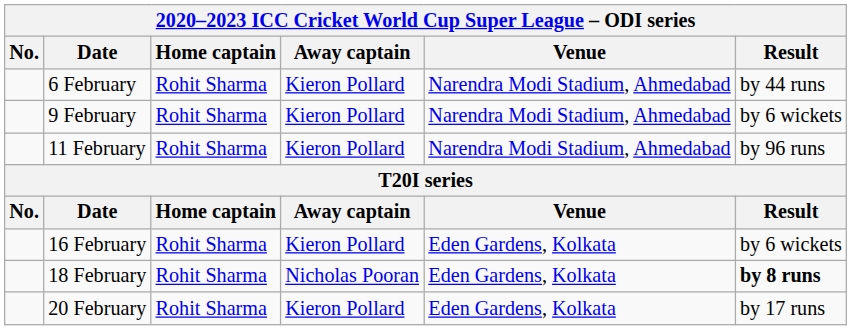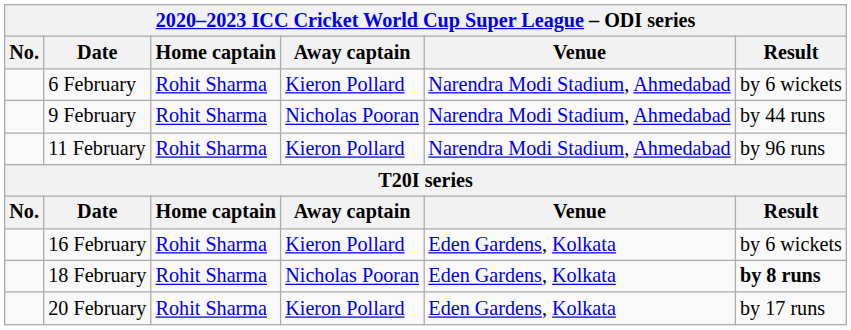(783, 84) by 44 runs -> (791, 84) by 6 wickets
(345, 116) Kieron Pollard -> (352, 116) Nicholas Pooran
(791, 116) by 6 wickets -> (783, 116) by 44 runs
